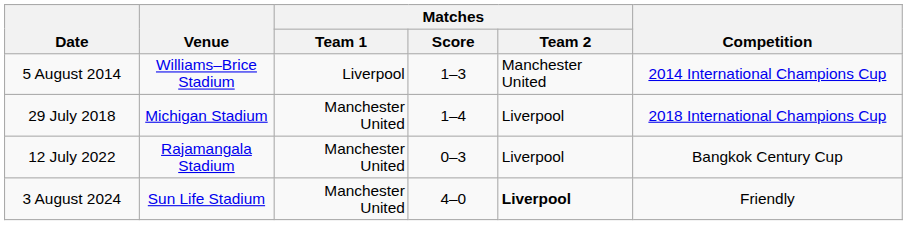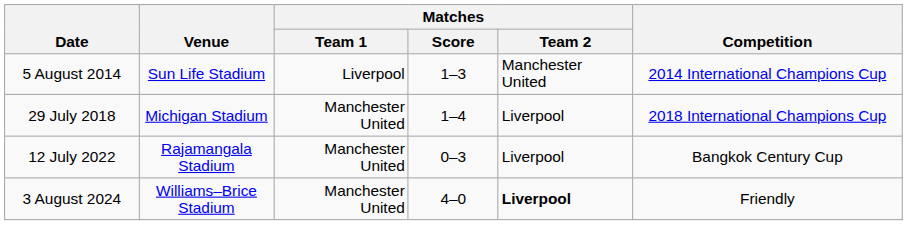(206, 74) Williams–Brice Stadium -> (206, 74) Sun Life Stadium
(206, 199) Sun Life Stadium -> (206, 199) Williams–Brice Stadium
